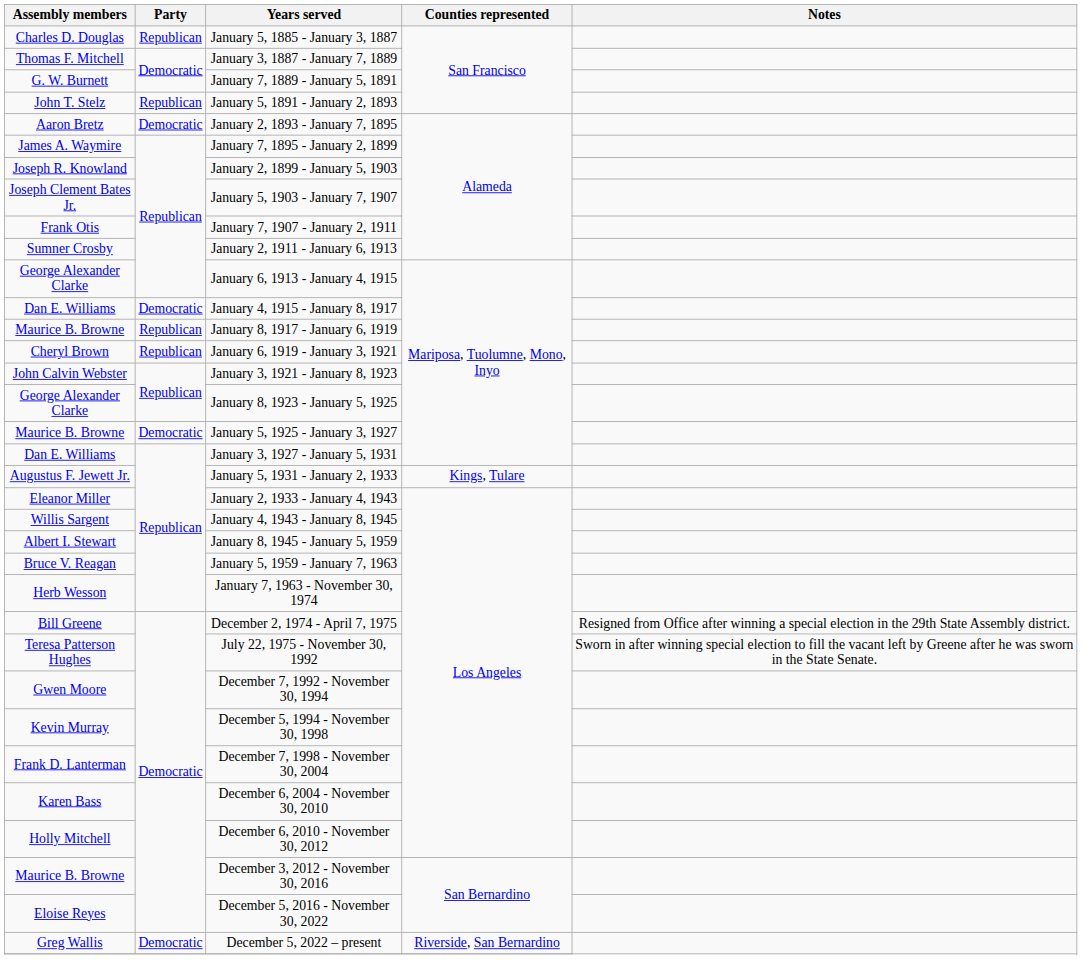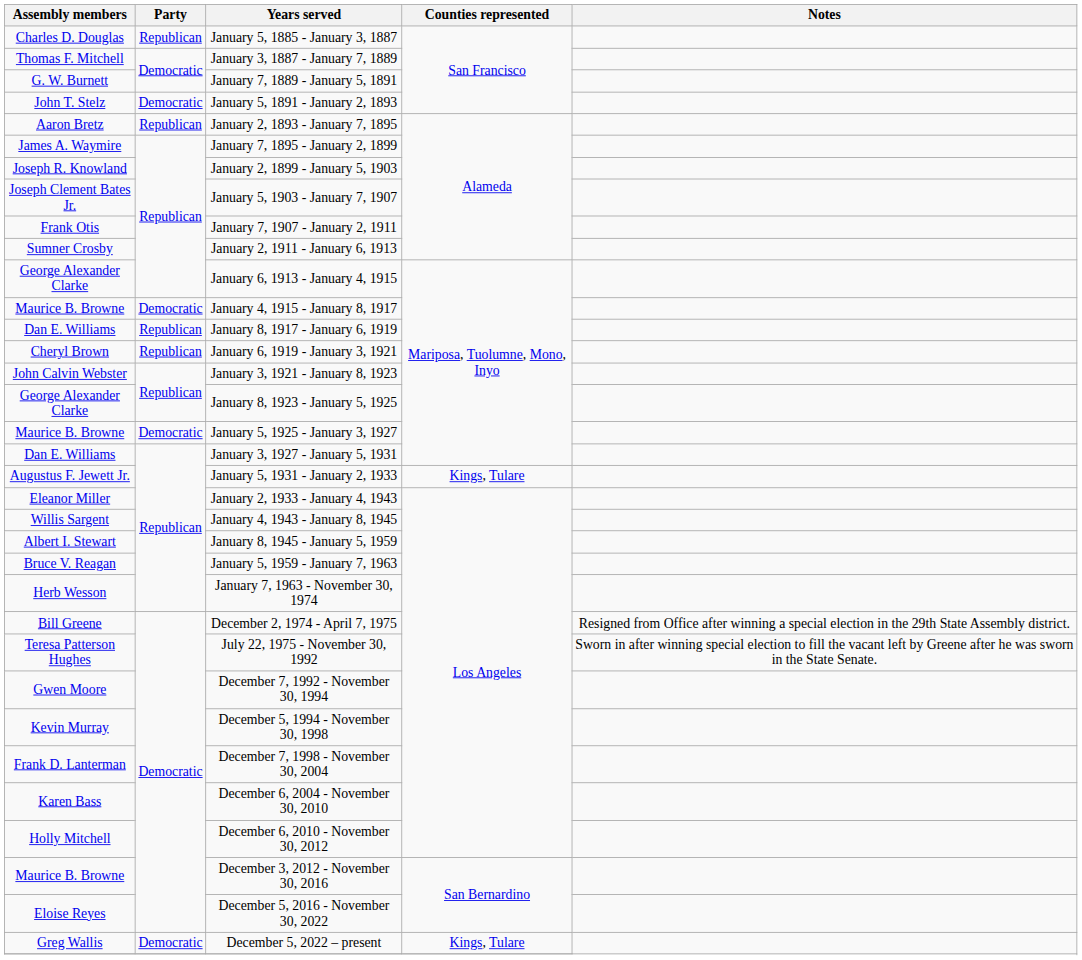(170, 102) Republican -> (170, 102) Democratic
(170, 124) Democratic -> (170, 124) Republican
(70, 308) Dan E. Williams -> (70, 308) Maurice B. Browne
(70, 330) Maurice B. Browne -> (70, 330) Dan E. Williams
(487, 943) Riverside, San Bernardino -> (487, 943) Kings, Tulare
